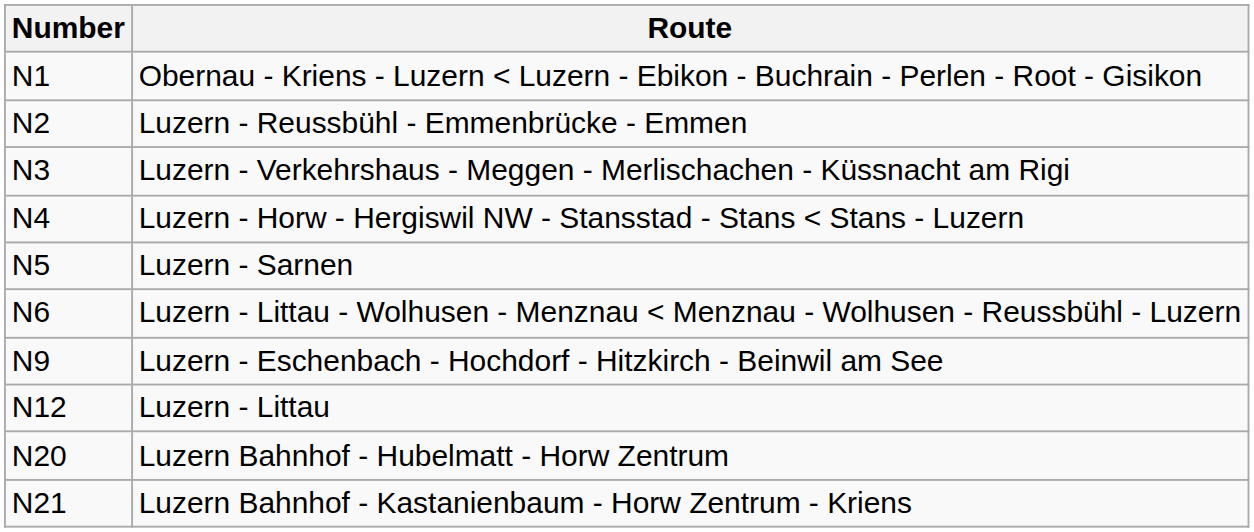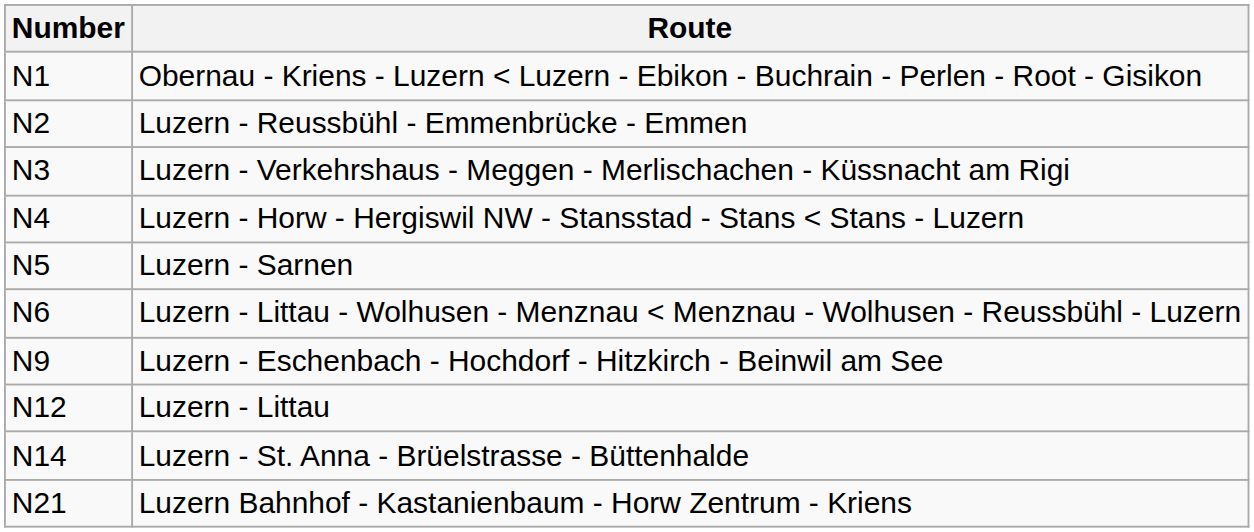+ row: (444, 455)
- row: (434, 455)
